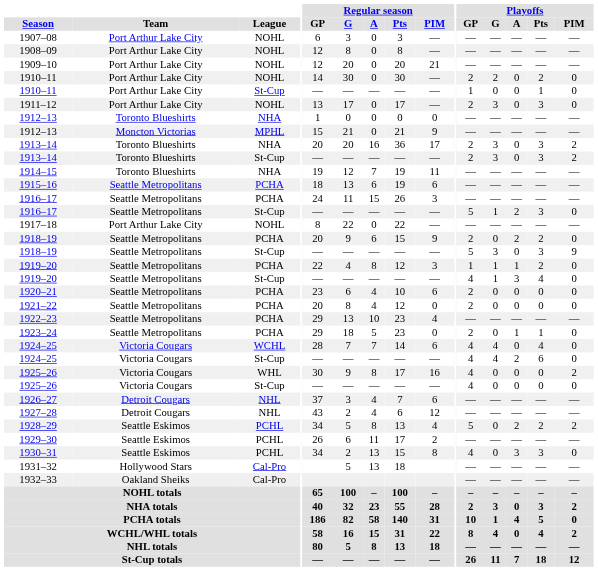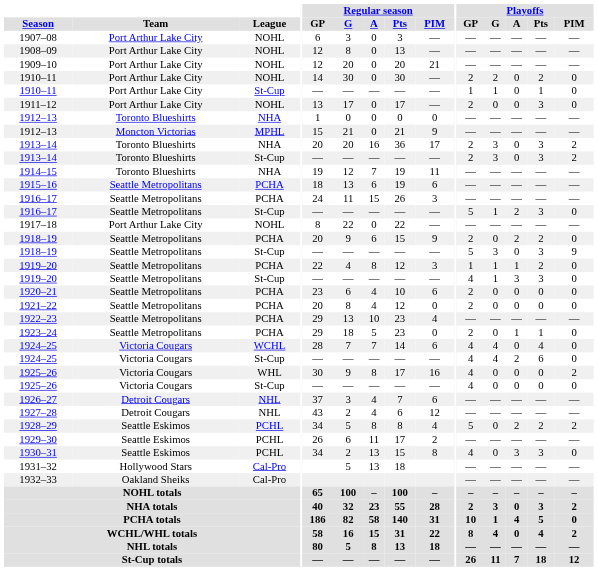(400, 51) 8 -> (400, 51) 13
(495, 91) 0 -> (495, 91) 1
(495, 104) 3 -> (495, 104) 0
(541, 278) 4 -> (541, 278) 3
(400, 426) 13 -> (400, 426) 8
